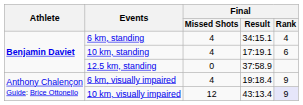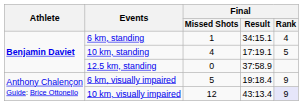(212, 39) 4 -> (212, 39) 1
(286, 52) 6 -> (286, 52) 5
(212, 80) 4 -> (212, 80) 5
